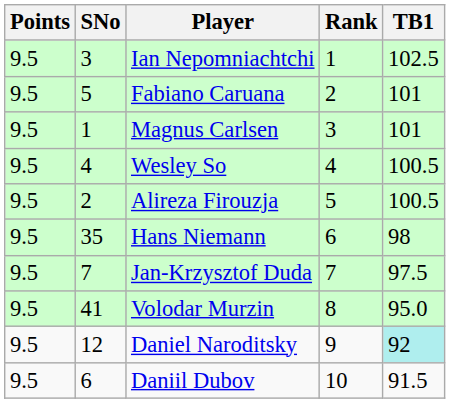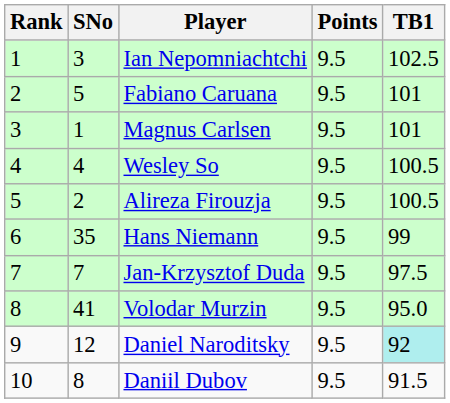columns swapped: (351, 22) <-> (40, 22)
(399, 237) 98 -> (399, 237) 99
(86, 380) 6 -> (79, 380) 8
